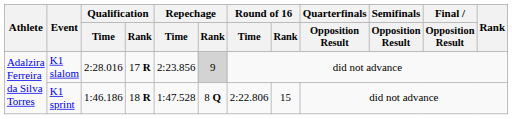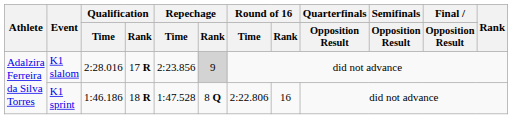(286, 98) 15 -> (286, 98) 16
